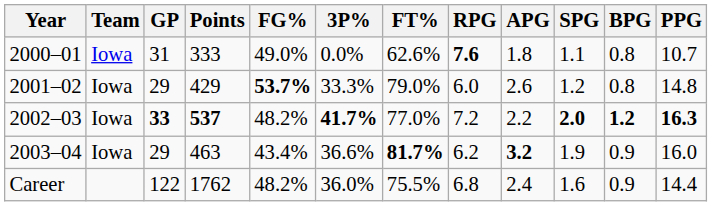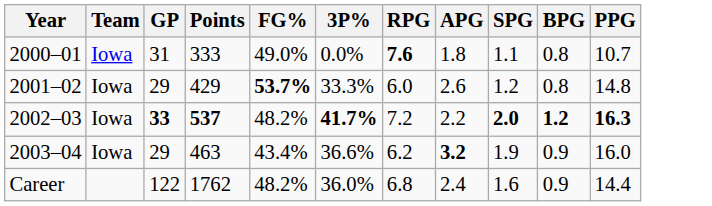- column: (415, 20)
